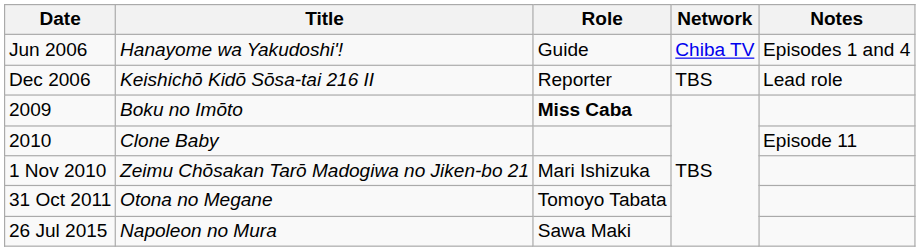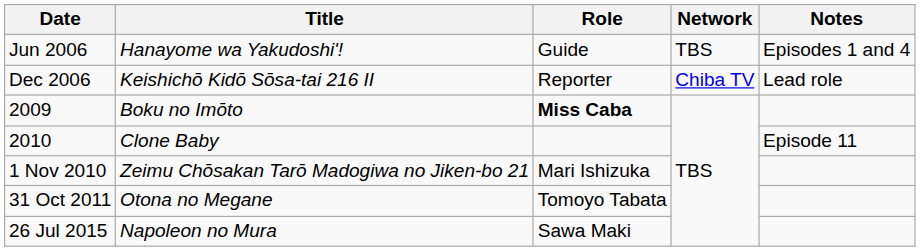(715, 49) Chiba TV -> (694, 49) TBS
(694, 79) TBS -> (715, 79) Chiba TV
